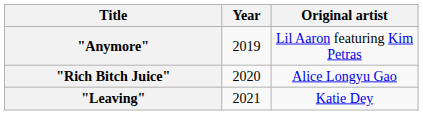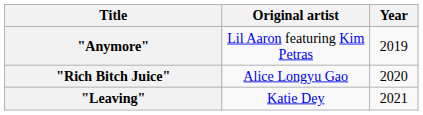columns swapped: (345, 15) <-> (246, 15)
